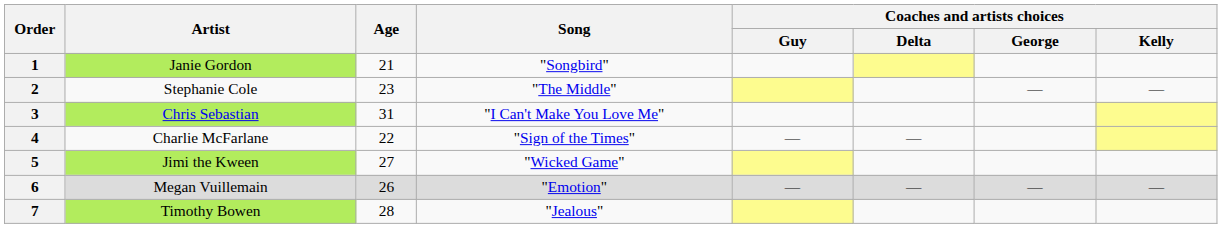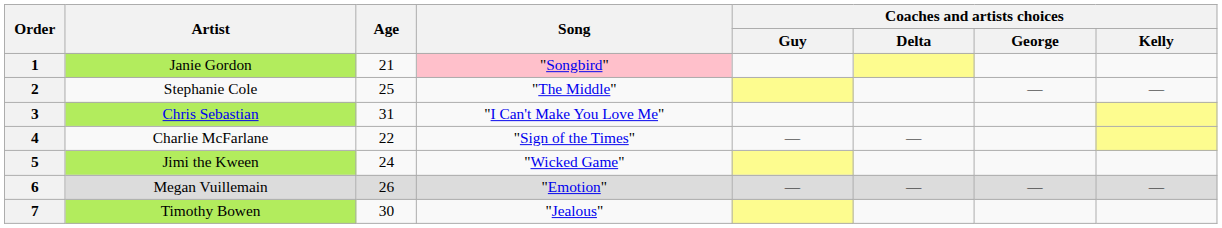(574, 65) no background -> (574, 65) pink background
(386, 89) 23 -> (386, 89) 25
(386, 162) 27 -> (386, 162) 24
(386, 211) 28 -> (386, 211) 30
